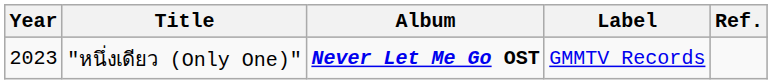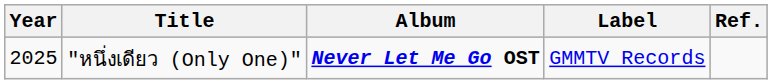(34, 58) 2023 -> (34, 58) 2025
